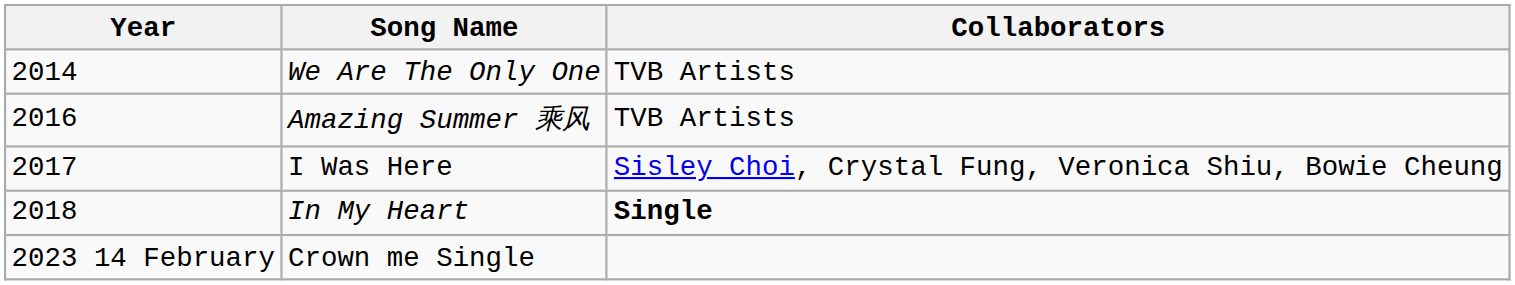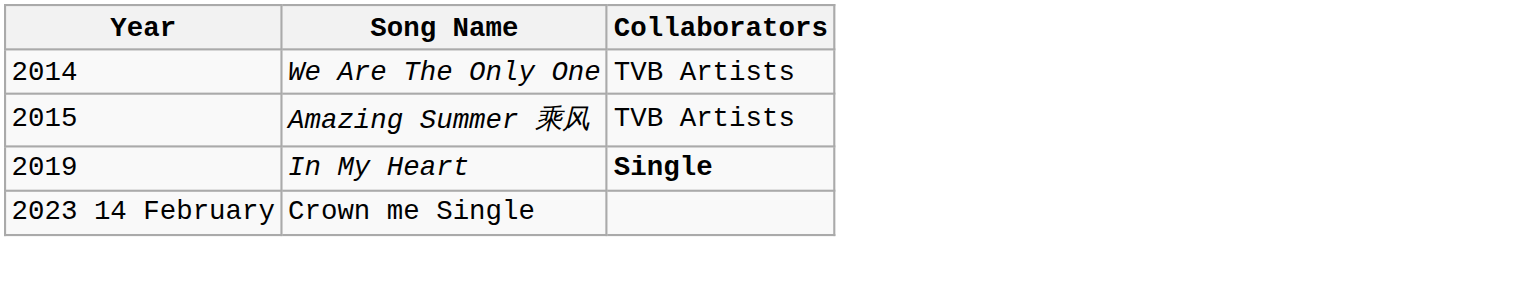(45, 120) 2016 -> (45, 120) 2015
- row: (370, 168)
(45, 213) 2018 -> (45, 168) 2019
